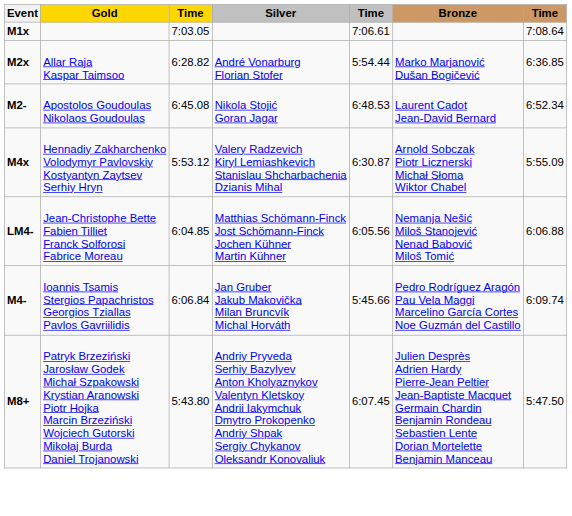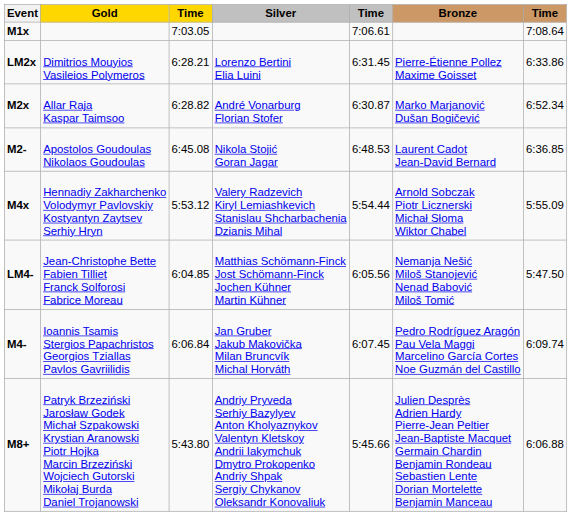+ row: (21, 62)
(371, 62) 5:54.44 -> (371, 105) 6:30.87
(545, 62) 6:36.85 -> (545, 105) 6:52.34
(545, 105) 6:52.34 -> (545, 149) 6:36.85
(371, 162) 6:30.87 -> (371, 205) 5:54.44
(545, 231) 6:06.88 -> (545, 274) 5:47.50
(371, 300) 5:45.66 -> (371, 344) 6:07.45
(371, 401) 6:07.45 -> (371, 445) 5:45.66
(545, 401) 5:47.50 -> (545, 445) 6:06.88
